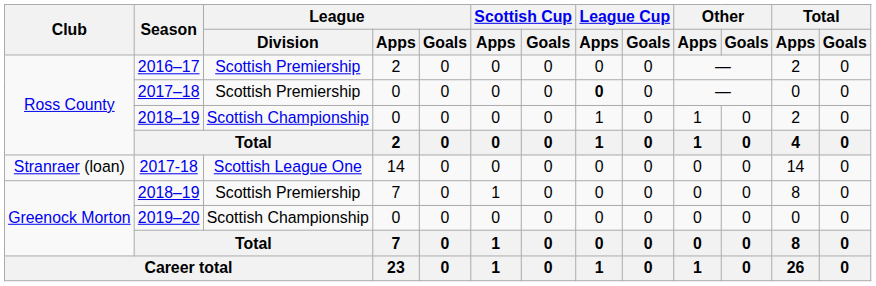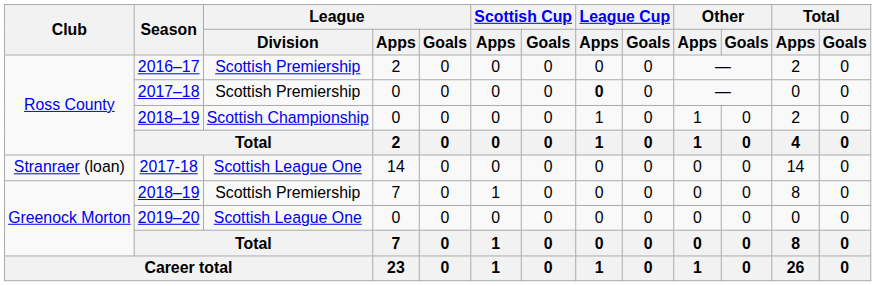(288, 218) Scottish Championship -> (288, 218) Scottish League One
